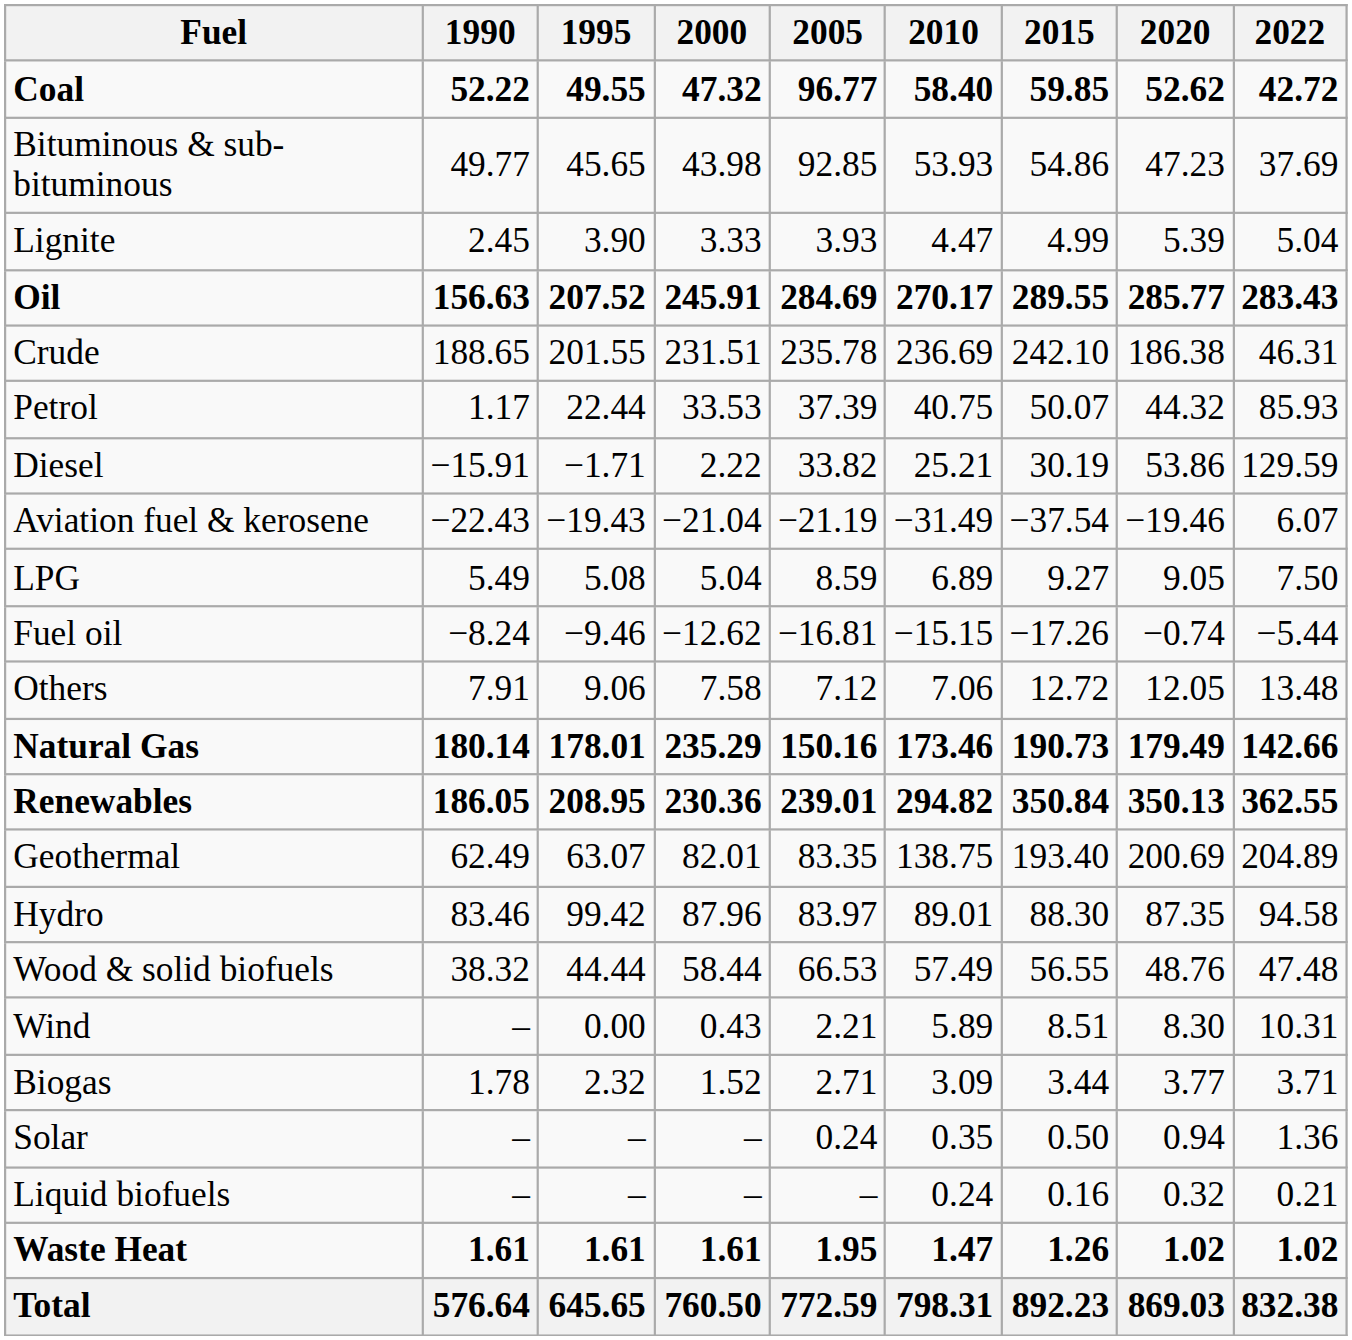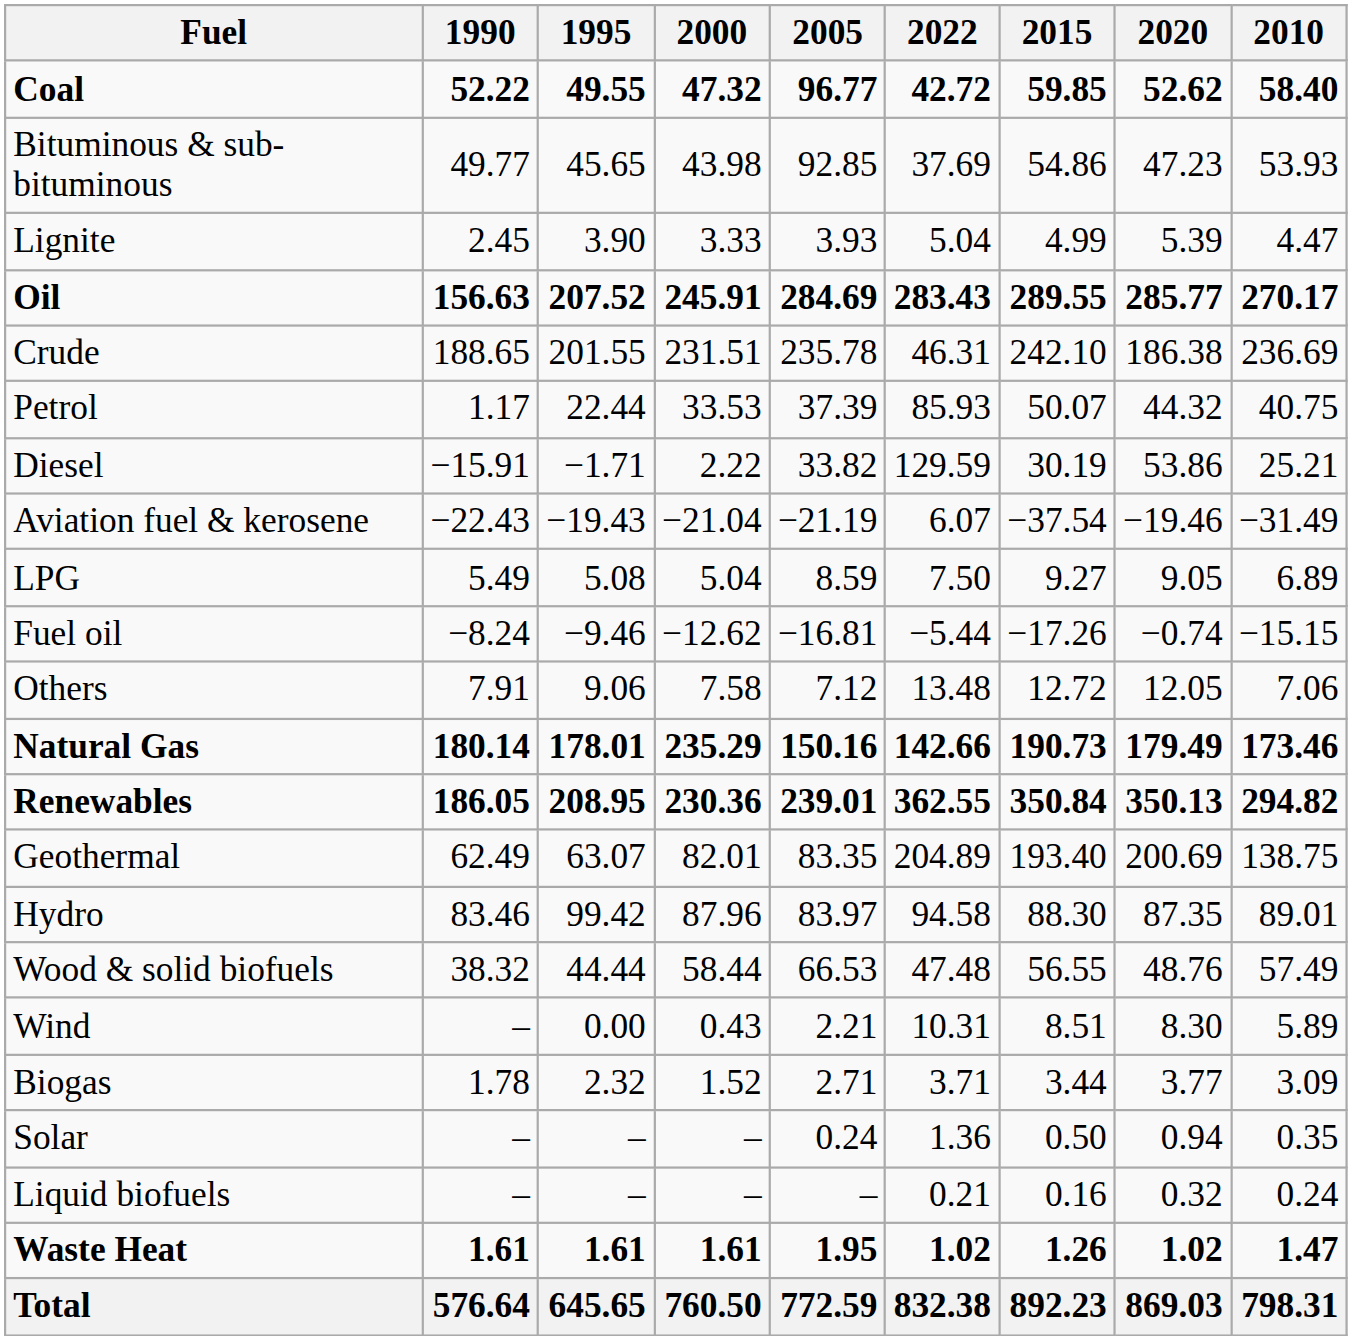columns swapped: (943, 32) <-> (1290, 32)
